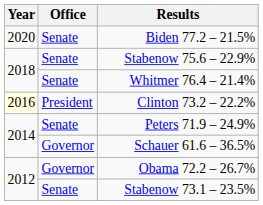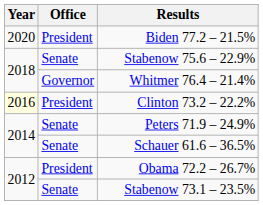(60, 37) Senate -> (67, 37) President
(60, 80) Senate -> (68, 80) Governor
(68, 146) Governor -> (60, 146) Senate
(68, 168) Governor -> (67, 168) President
